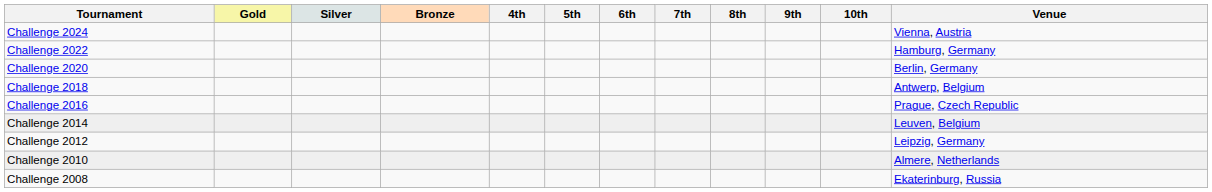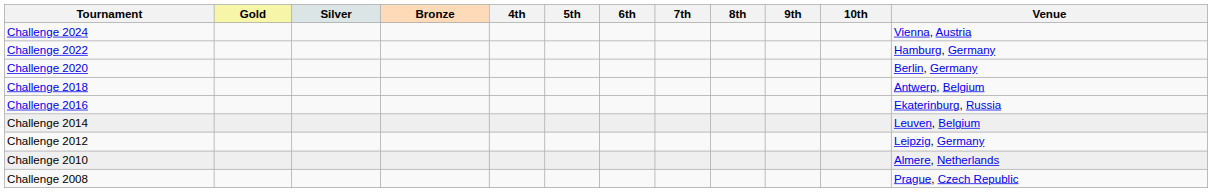(956, 105) Prague, Czech Republic -> (948, 105) Ekaterinburg, Russia
(948, 178) Ekaterinburg, Russia -> (956, 178) Prague, Czech Republic
